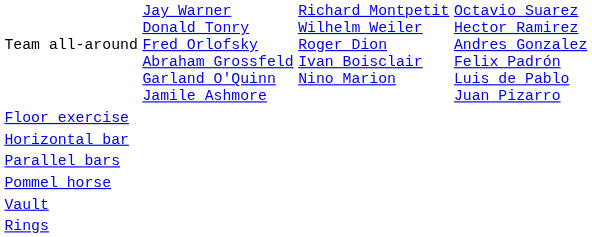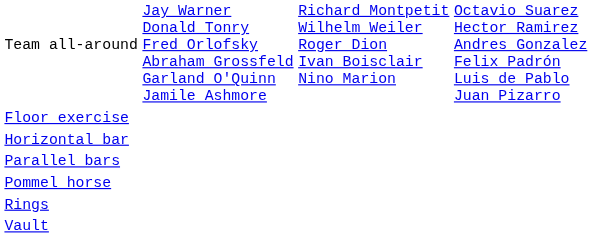rows swapped: (27, 226) <-> (27, 205)
